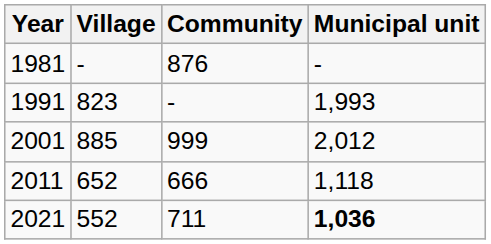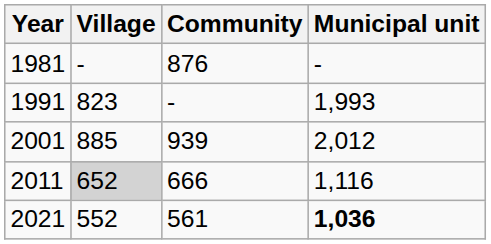(188, 141) 999 -> (188, 141) 939
(97, 180) no background -> (97, 180) lightgrey background
(344, 180) 1,118 -> (344, 180) 1,116
(187, 219) 711 -> (188, 219) 561
